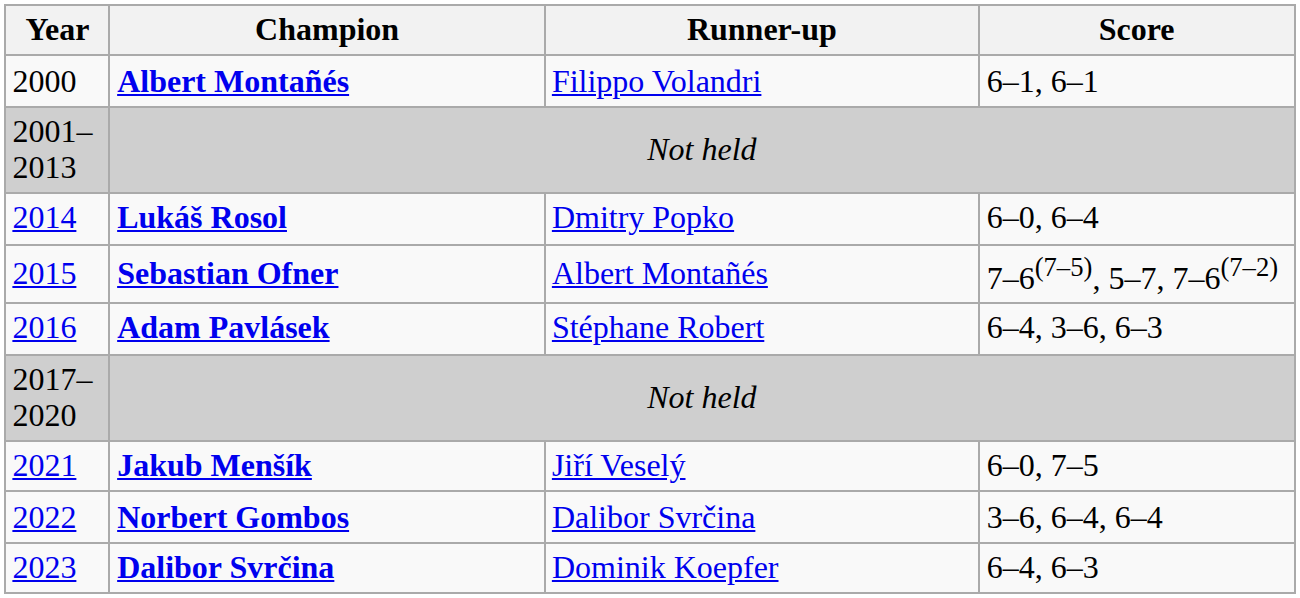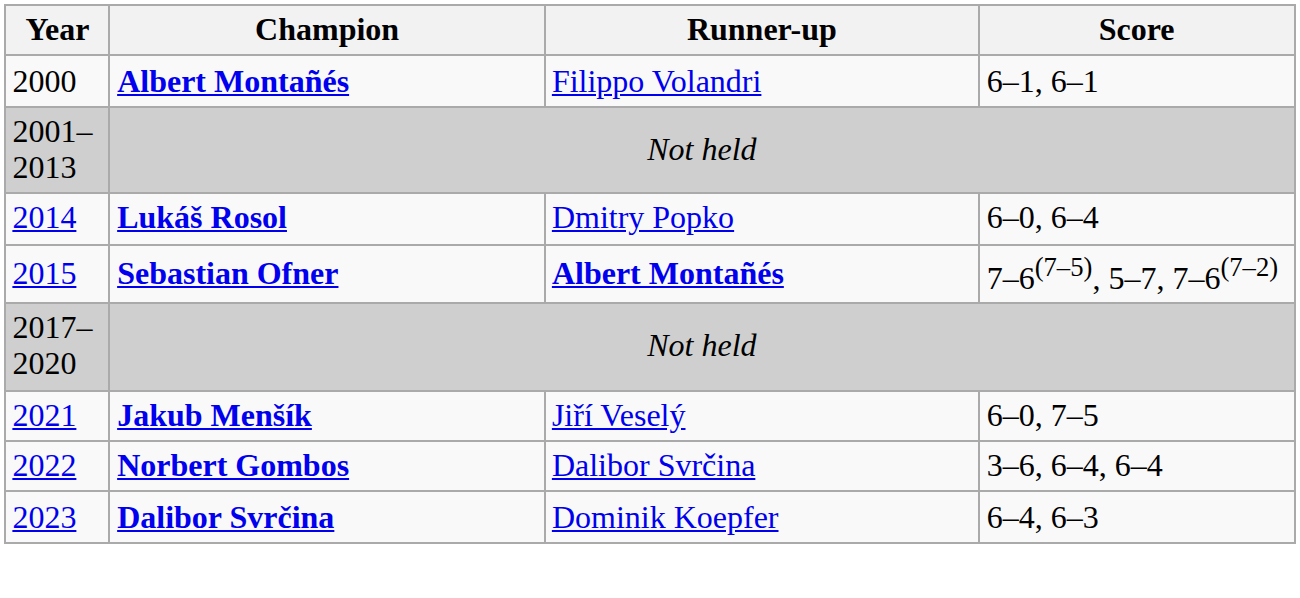(660, 273) normal -> (668, 273) bold
- row: (44, 328)
